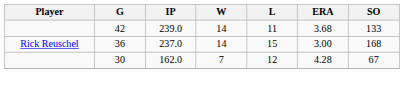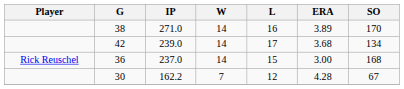+ row: (120, 28)
(272, 28) 11 -> (272, 44) 17
(374, 28) 133 -> (374, 44) 134
(171, 60) 162.0 -> (171, 76) 162.2
